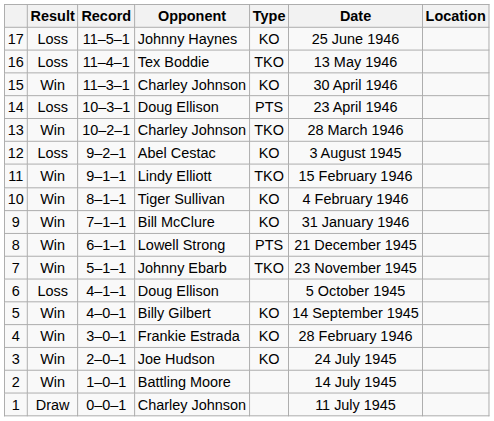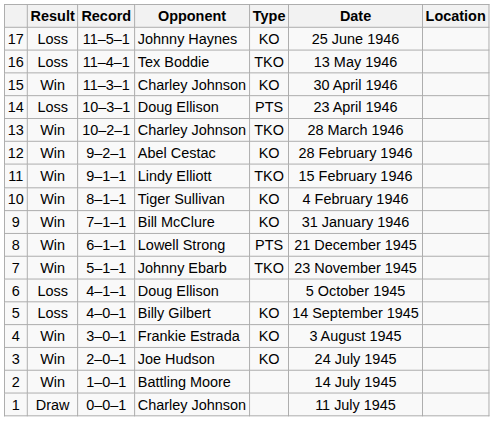(53, 153) Loss -> (53, 153) Win
(356, 153) 3 August 1945 -> (356, 153) 28 February 1946
(53, 313) Win -> (53, 313) Loss
(356, 336) 28 February 1946 -> (356, 336) 3 August 1945
